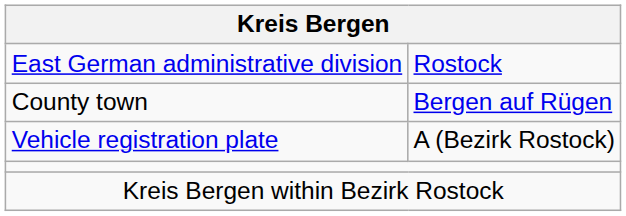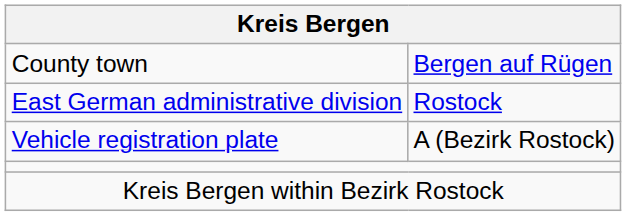rows swapped: (207, 63) <-> (80, 102)
